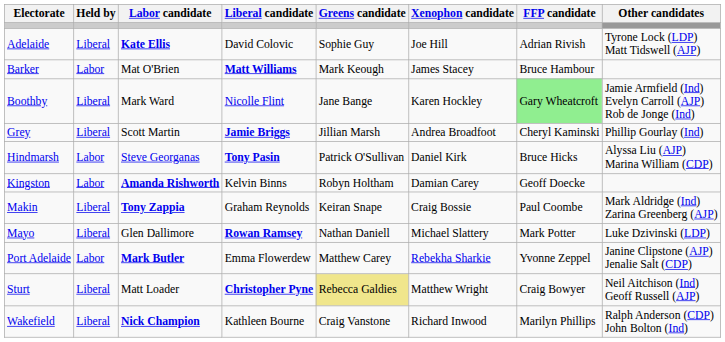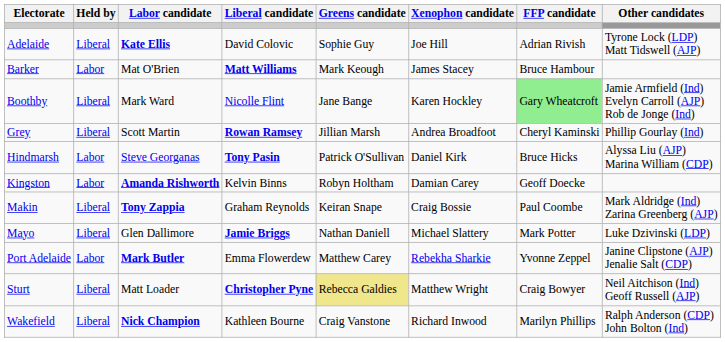(257, 132) Jamie Briggs -> (263, 132) Rowan Ramsey
(263, 233) Rowan Ramsey -> (257, 233) Jamie Briggs
